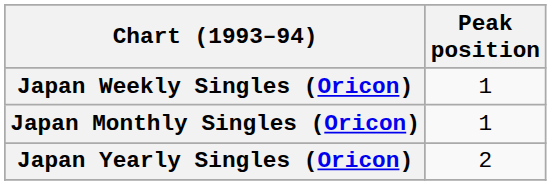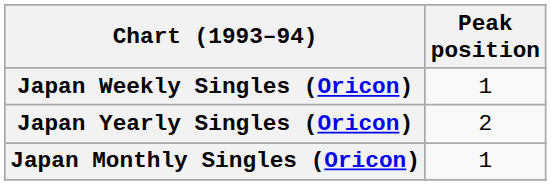rows swapped: (215, 124) <-> (215, 161)
